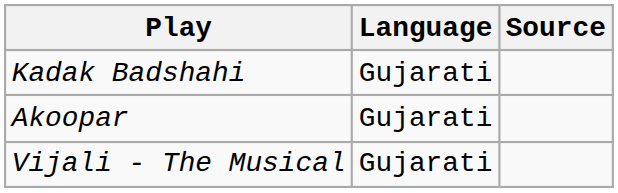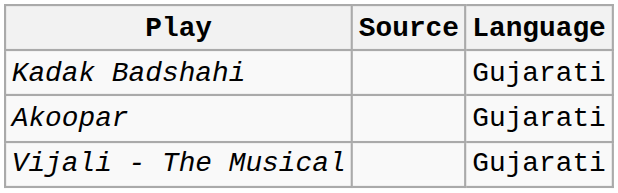columns swapped: (426, 28) <-> (556, 28)
